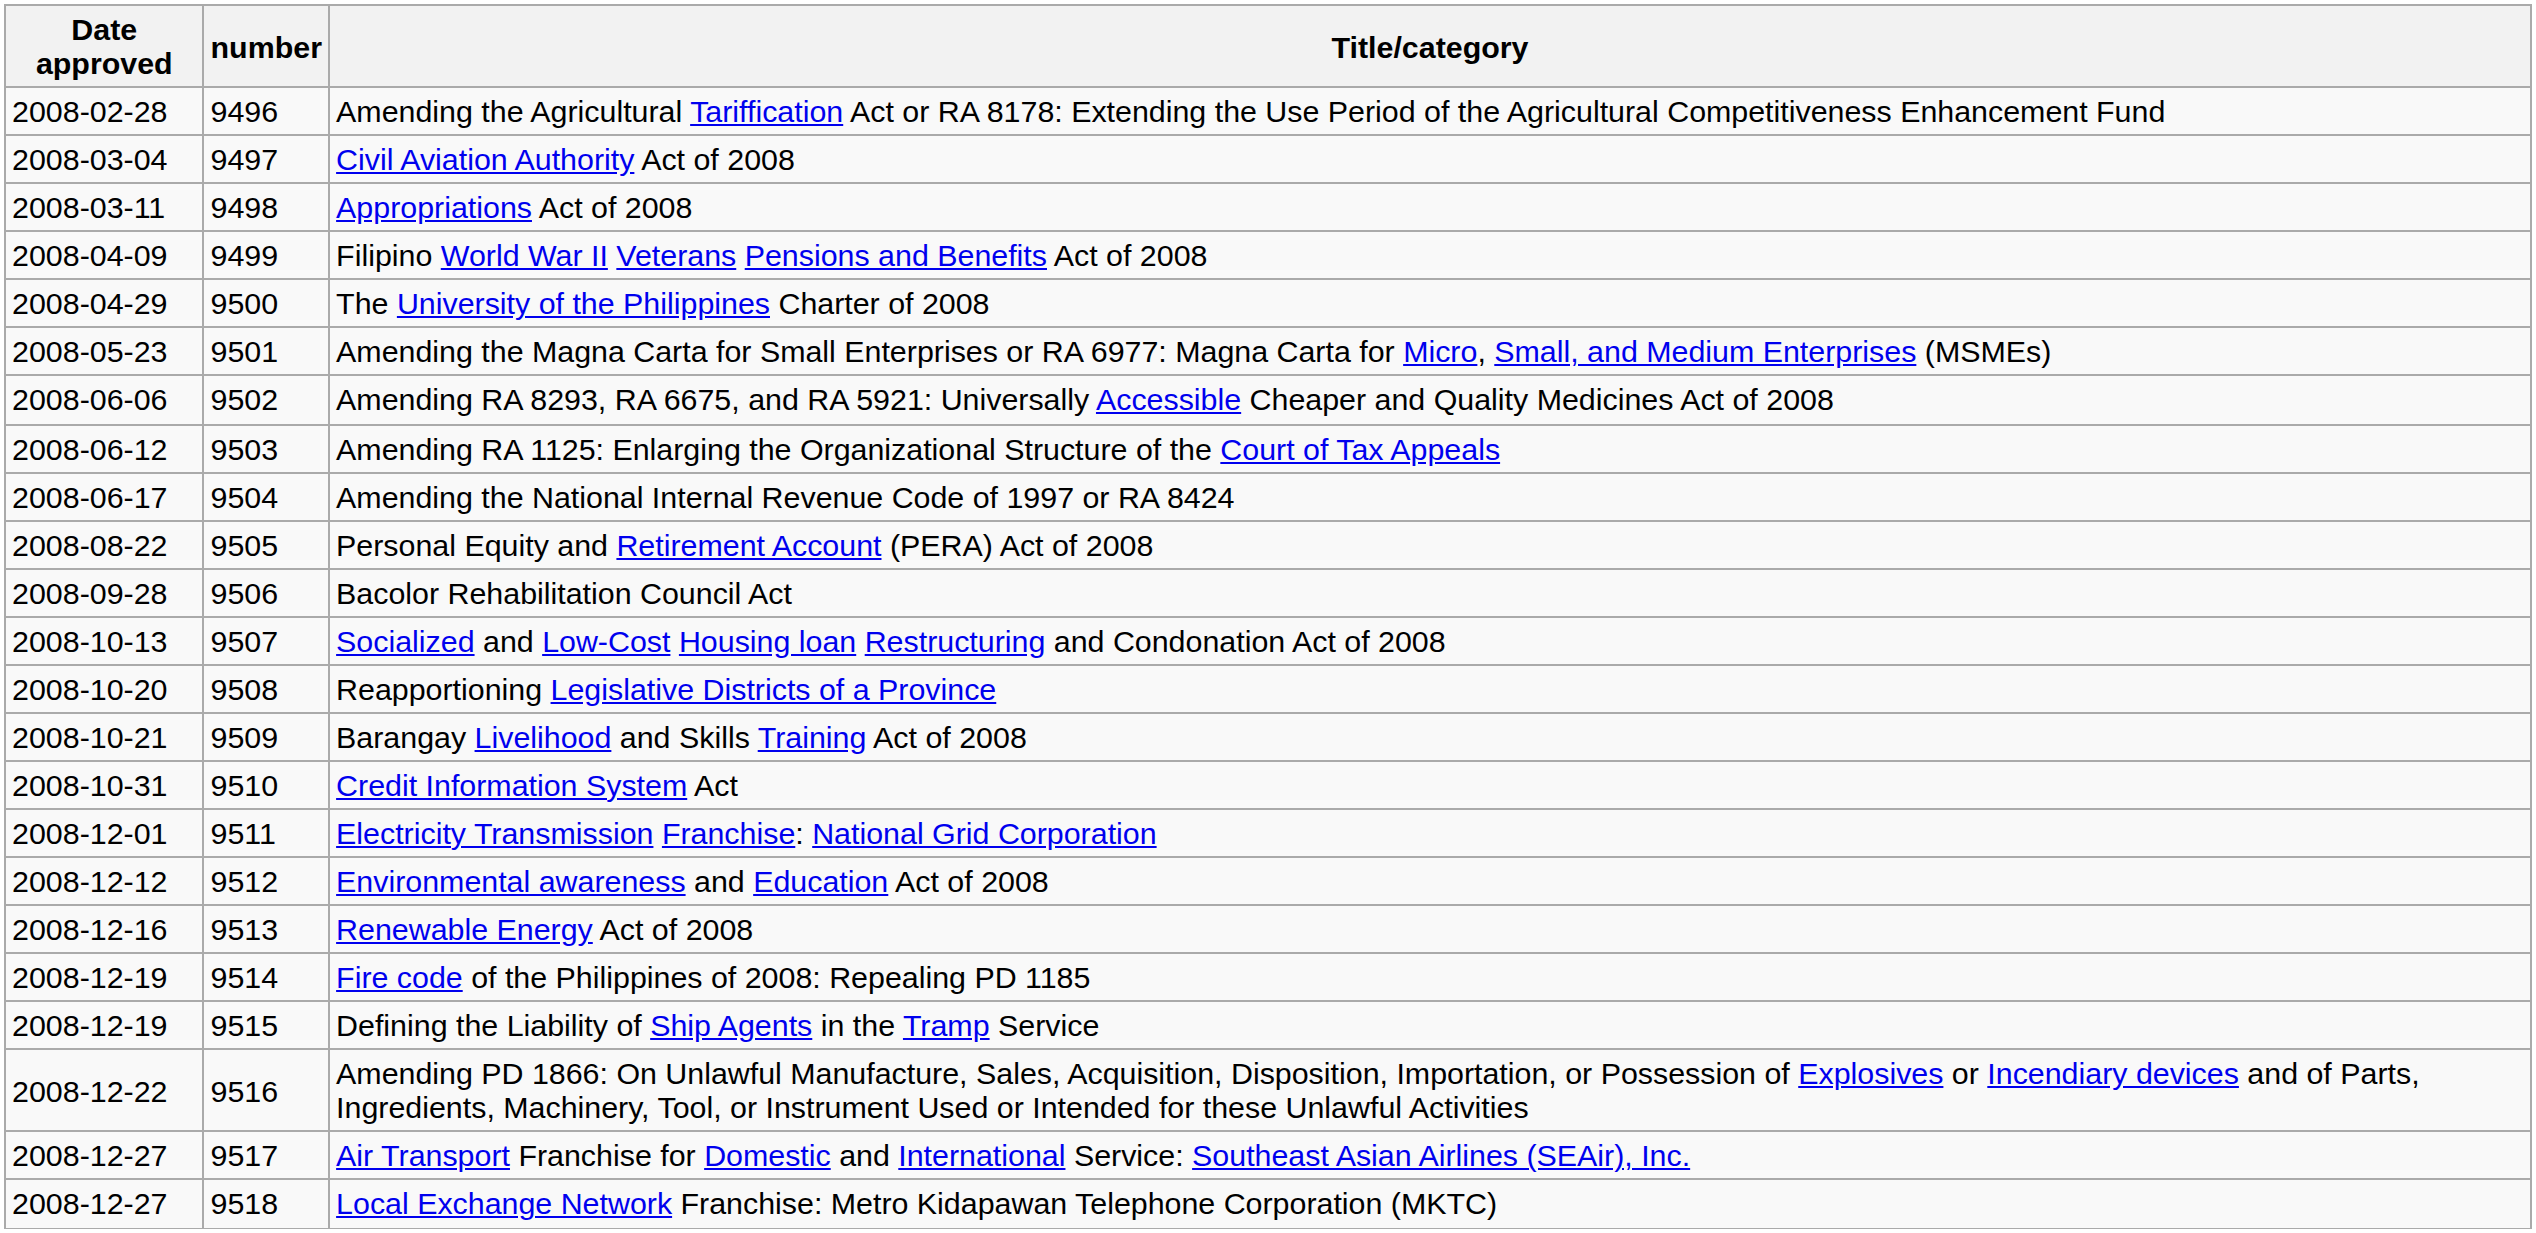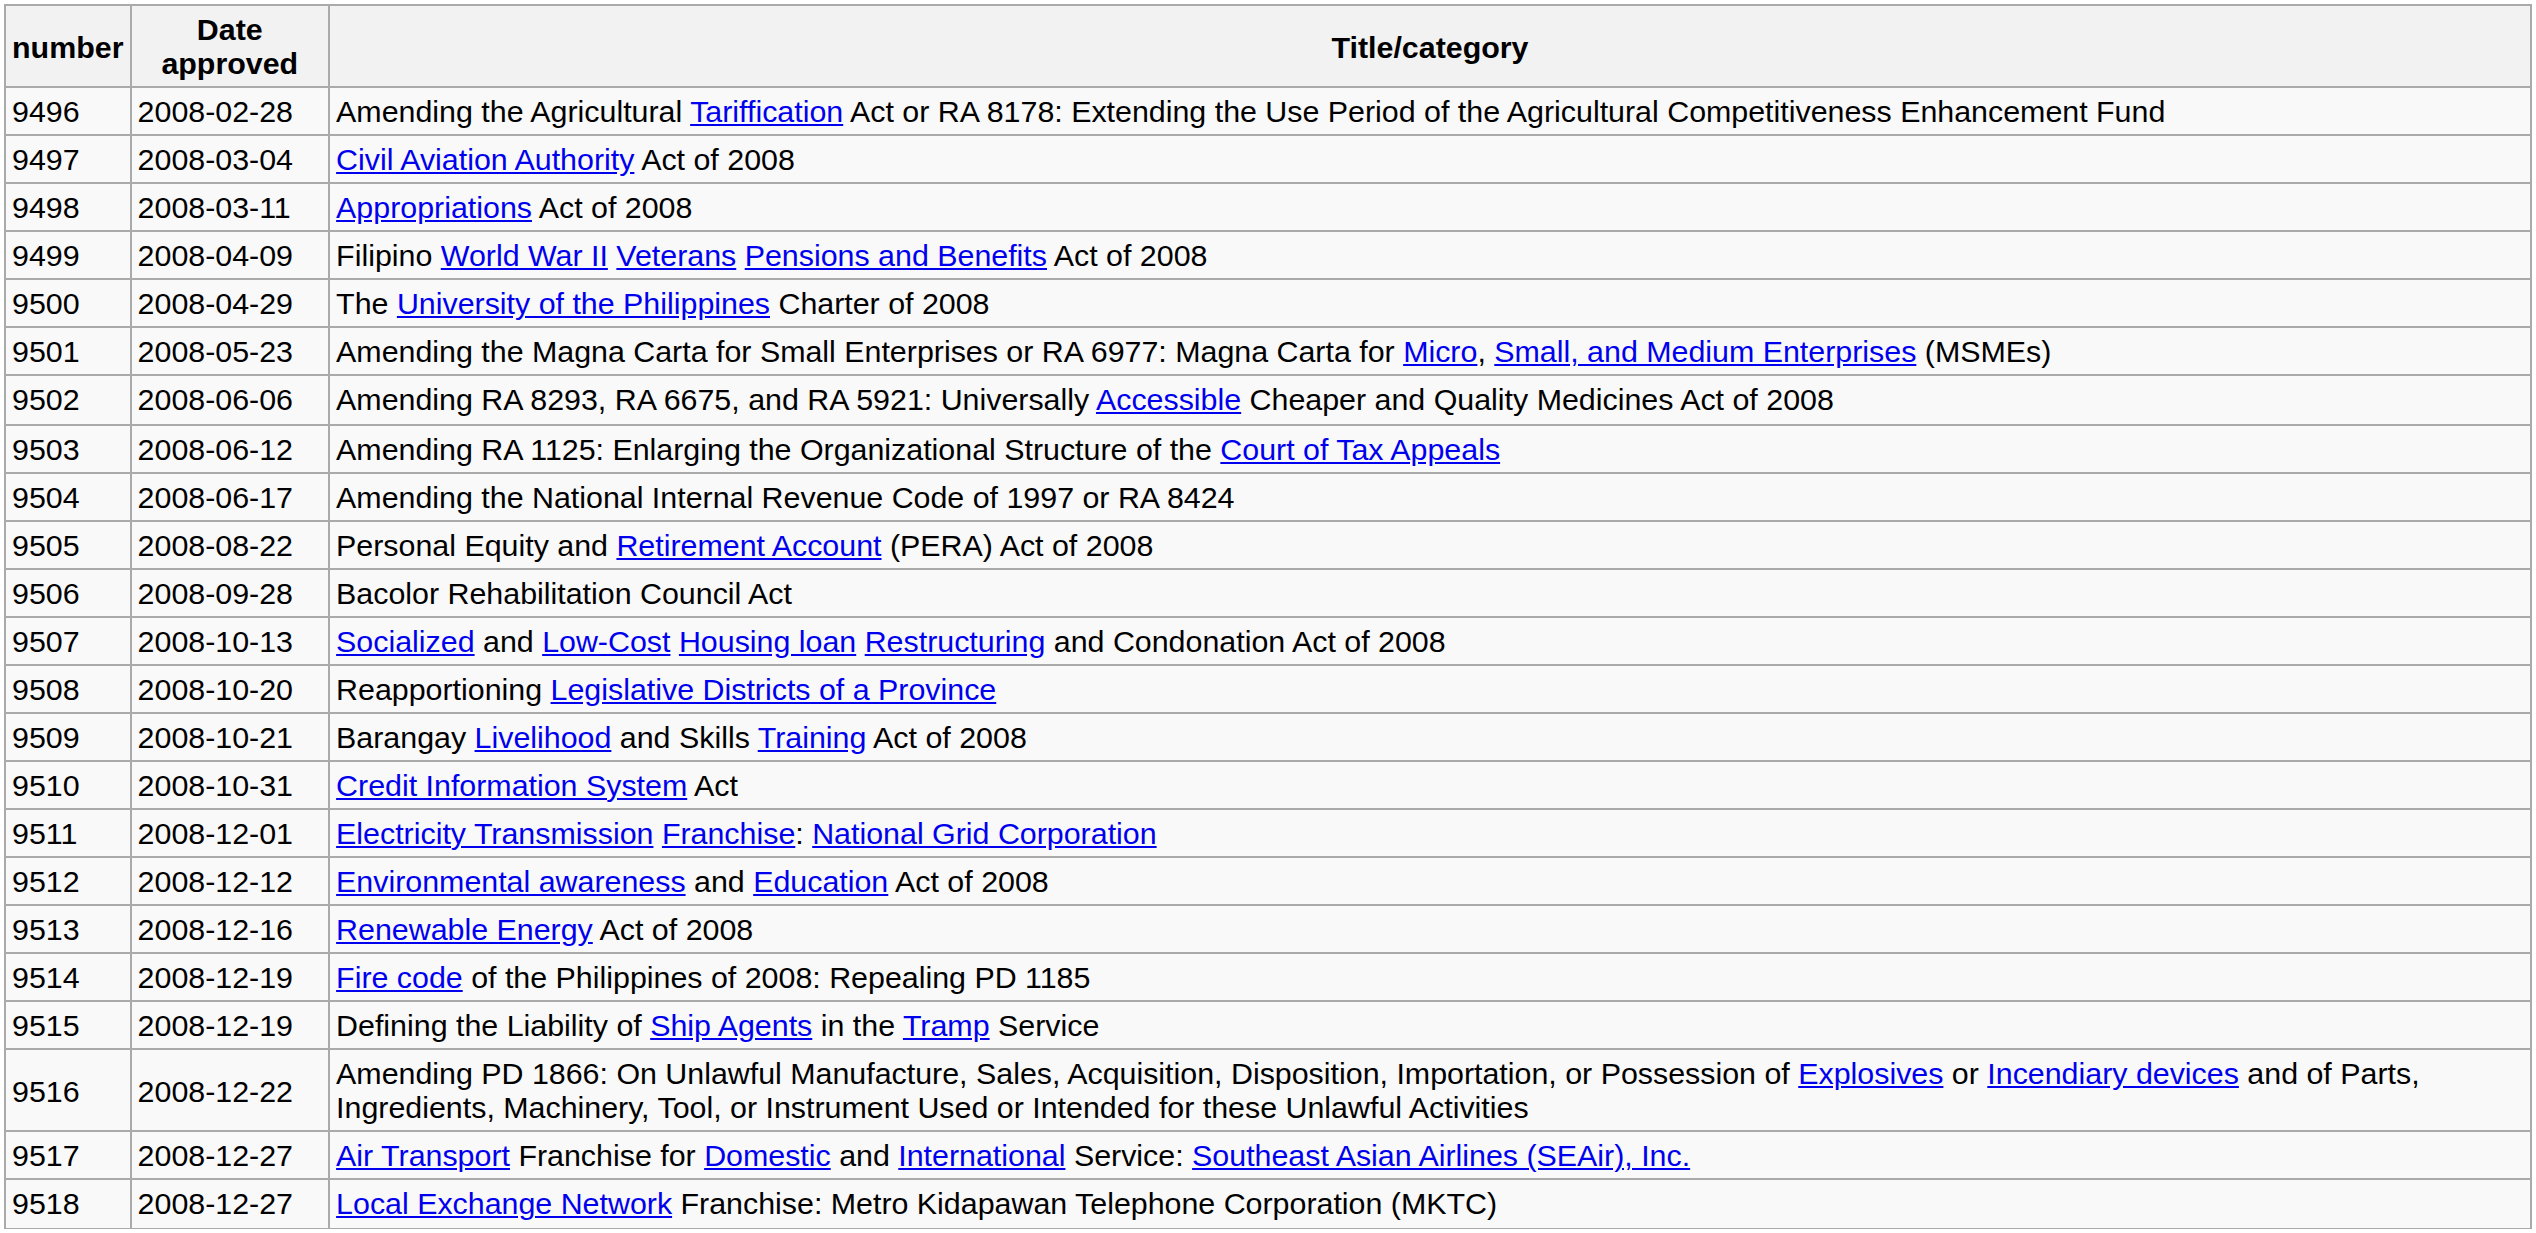columns swapped: (104, 46) <-> (266, 46)
